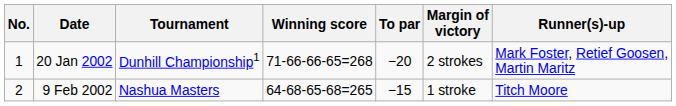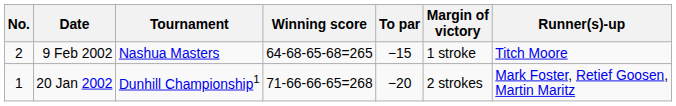rows swapped: (74, 61) <-> (77, 90)
